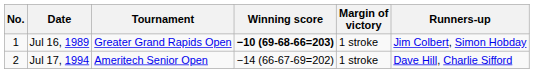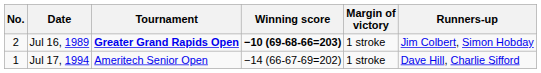(16, 43) 1 -> (16, 43) 2
(163, 43) normal -> (167, 43) bold
(16, 60) 2 -> (16, 60) 1
